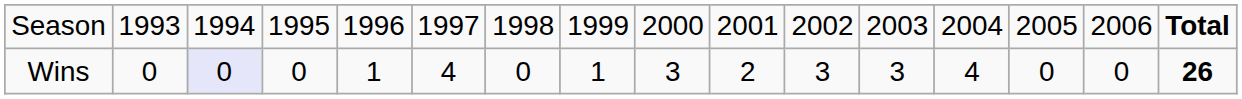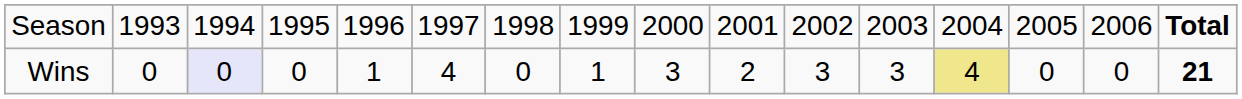(972, 70) no background -> (972, 70) khaki background
(1197, 70) 26 -> (1197, 70) 21
